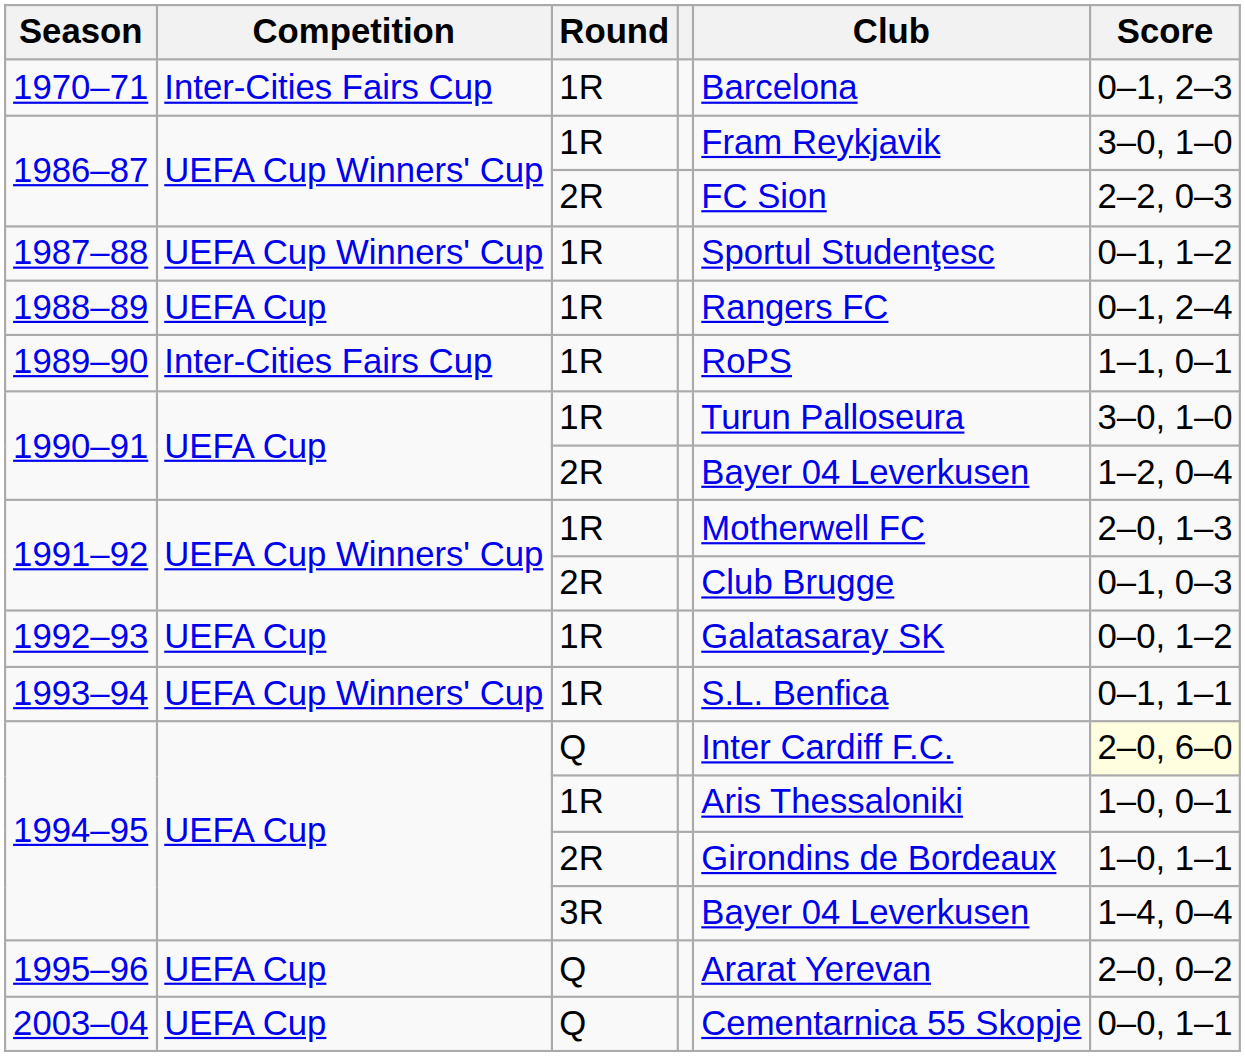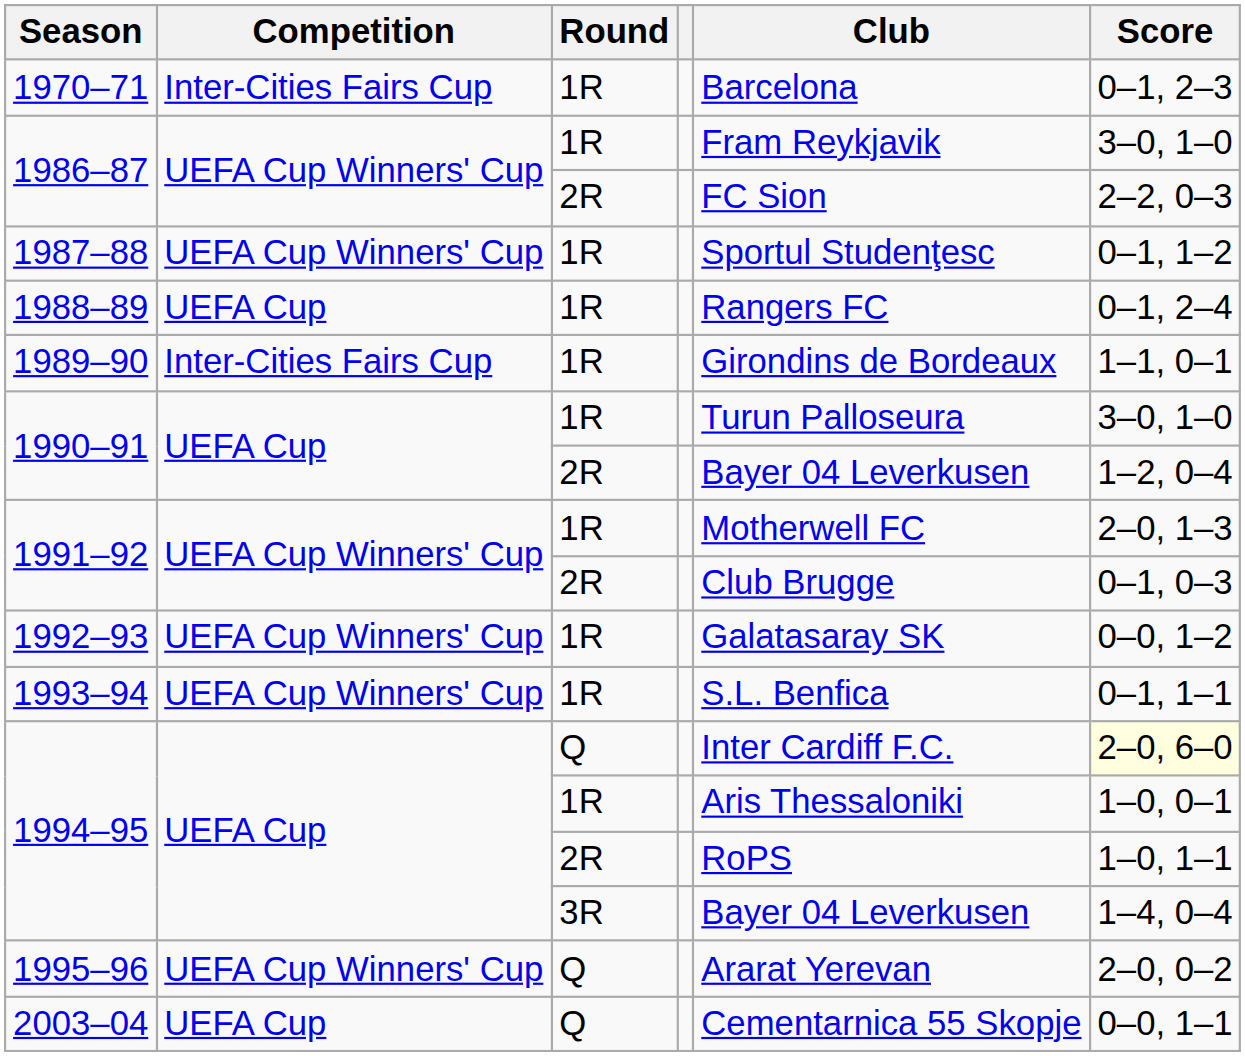(747, 362) RoPS -> (879, 362) Girondins de Bordeaux
(245, 637) UEFA Cup -> (354, 637) UEFA Cup Winners' Cup
(879, 857) Girondins de Bordeaux -> (747, 857) RoPS
(245, 968) UEFA Cup -> (354, 968) UEFA Cup Winners' Cup
